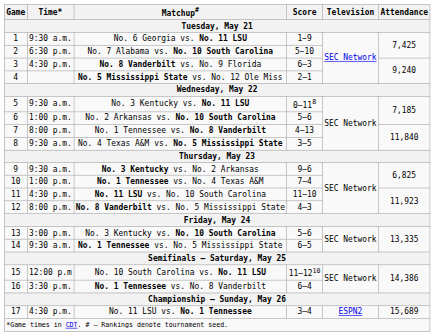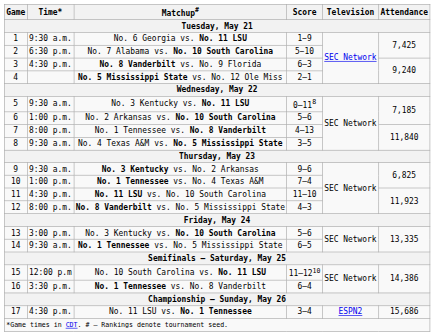(404, 312) 15,689 -> (404, 312) 15,686
